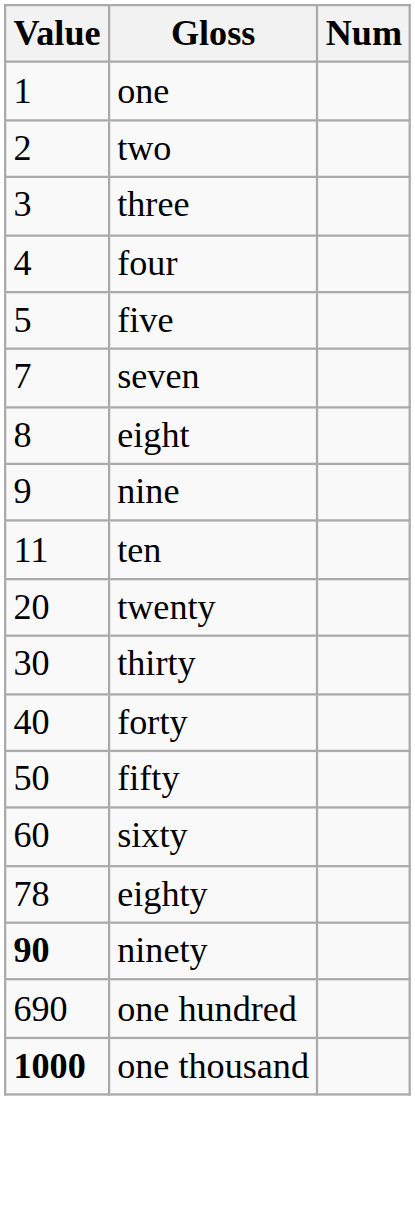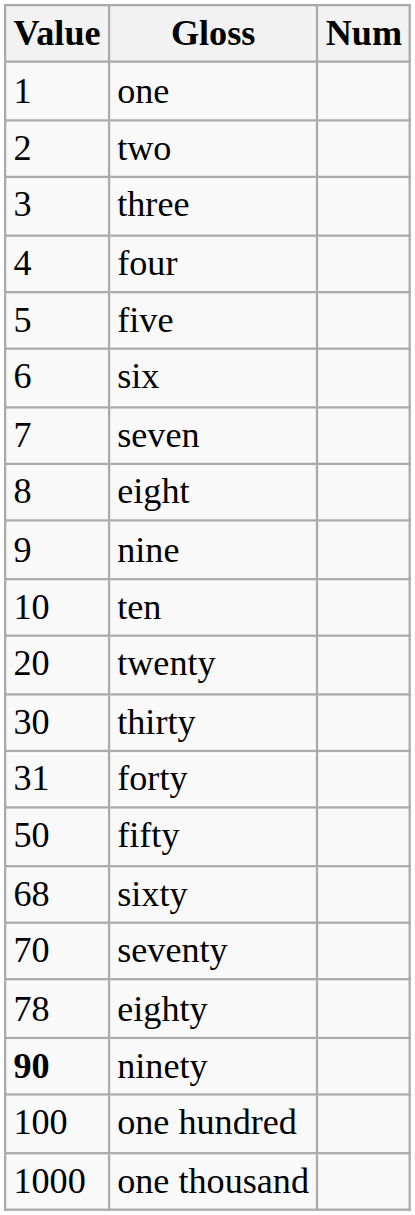+ row: (138, 377)
(31, 549) 11 -> (32, 606) 10
(32, 721) 40 -> (32, 778) 31
(32, 836) 60 -> (32, 893) 68
+ row: (172, 950)
(41, 1008) 690 -> (41, 1122) 100
(50, 1065) bold -> (50, 1180) normal
